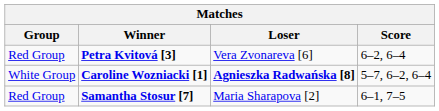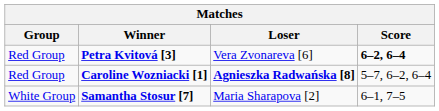(383, 55) normal -> (383, 55) bold
(42, 75) White Group -> (36, 75) Red Group
(36, 95) Red Group -> (42, 95) White Group
